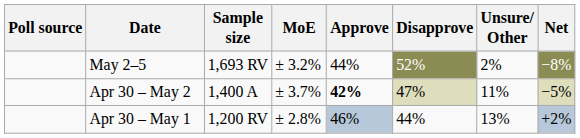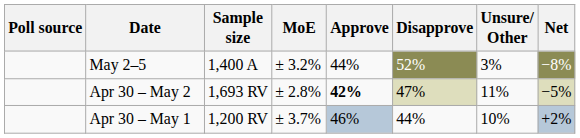(238, 64) 1,693 RV -> (233, 64) 1,400 A
(491, 64) 2% -> (491, 64) 3%
(233, 92) 1,400 A -> (238, 92) 1,693 RV
(298, 92) ± 3.7% -> (298, 92) ± 2.8%
(298, 119) ± 2.8% -> (298, 119) ± 3.7%
(495, 119) 13% -> (495, 119) 10%
